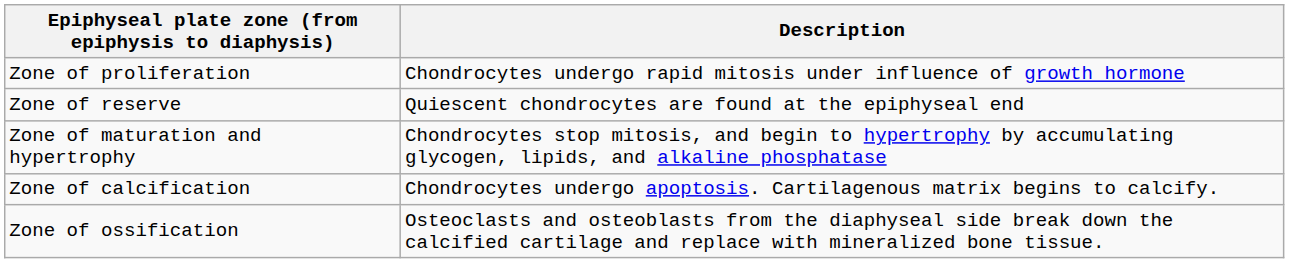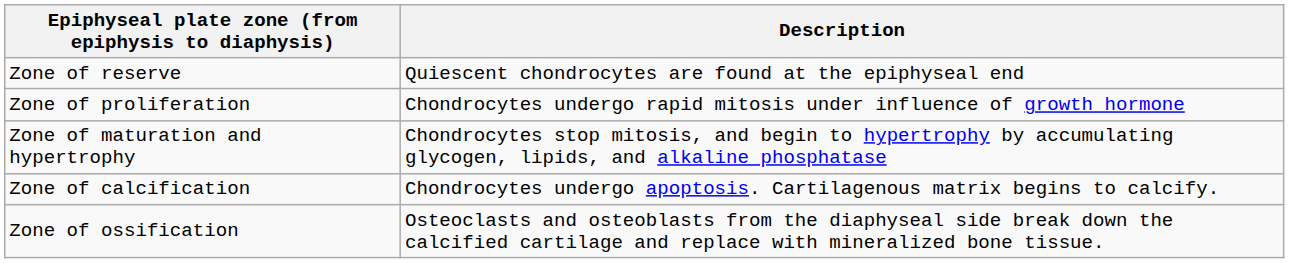rows swapped: (95, 105) <-> (130, 74)
